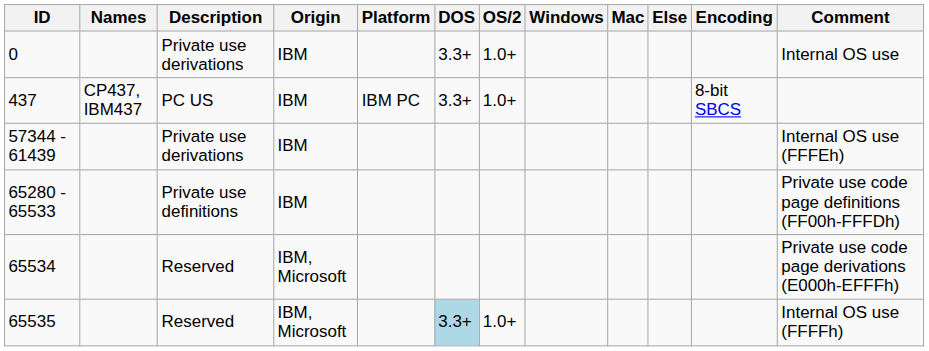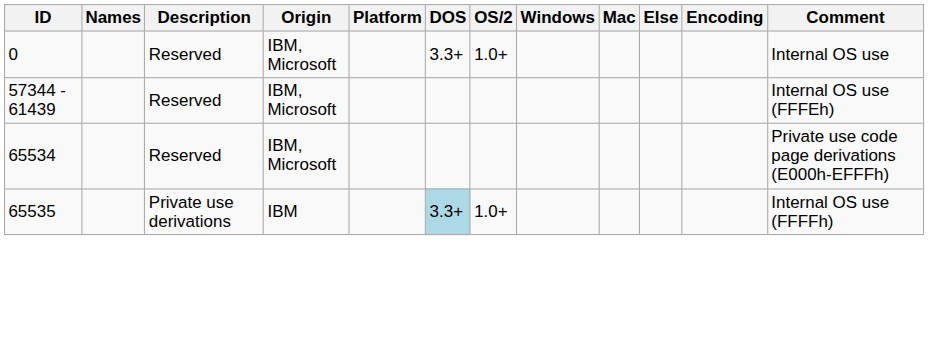(204, 54) Private use derivations -> (185, 54) Reserved
(293, 54) IBM -> (302, 54) IBM, Microsoft
- row: (23, 100)
(204, 146) Private use derivations -> (185, 100) Reserved
(293, 146) IBM -> (302, 100) IBM, Microsoft
- row: (37, 201)
(198, 322) Reserved -> (191, 211) Private use derivations
(312, 322) IBM, Microsoft -> (283, 211) IBM
